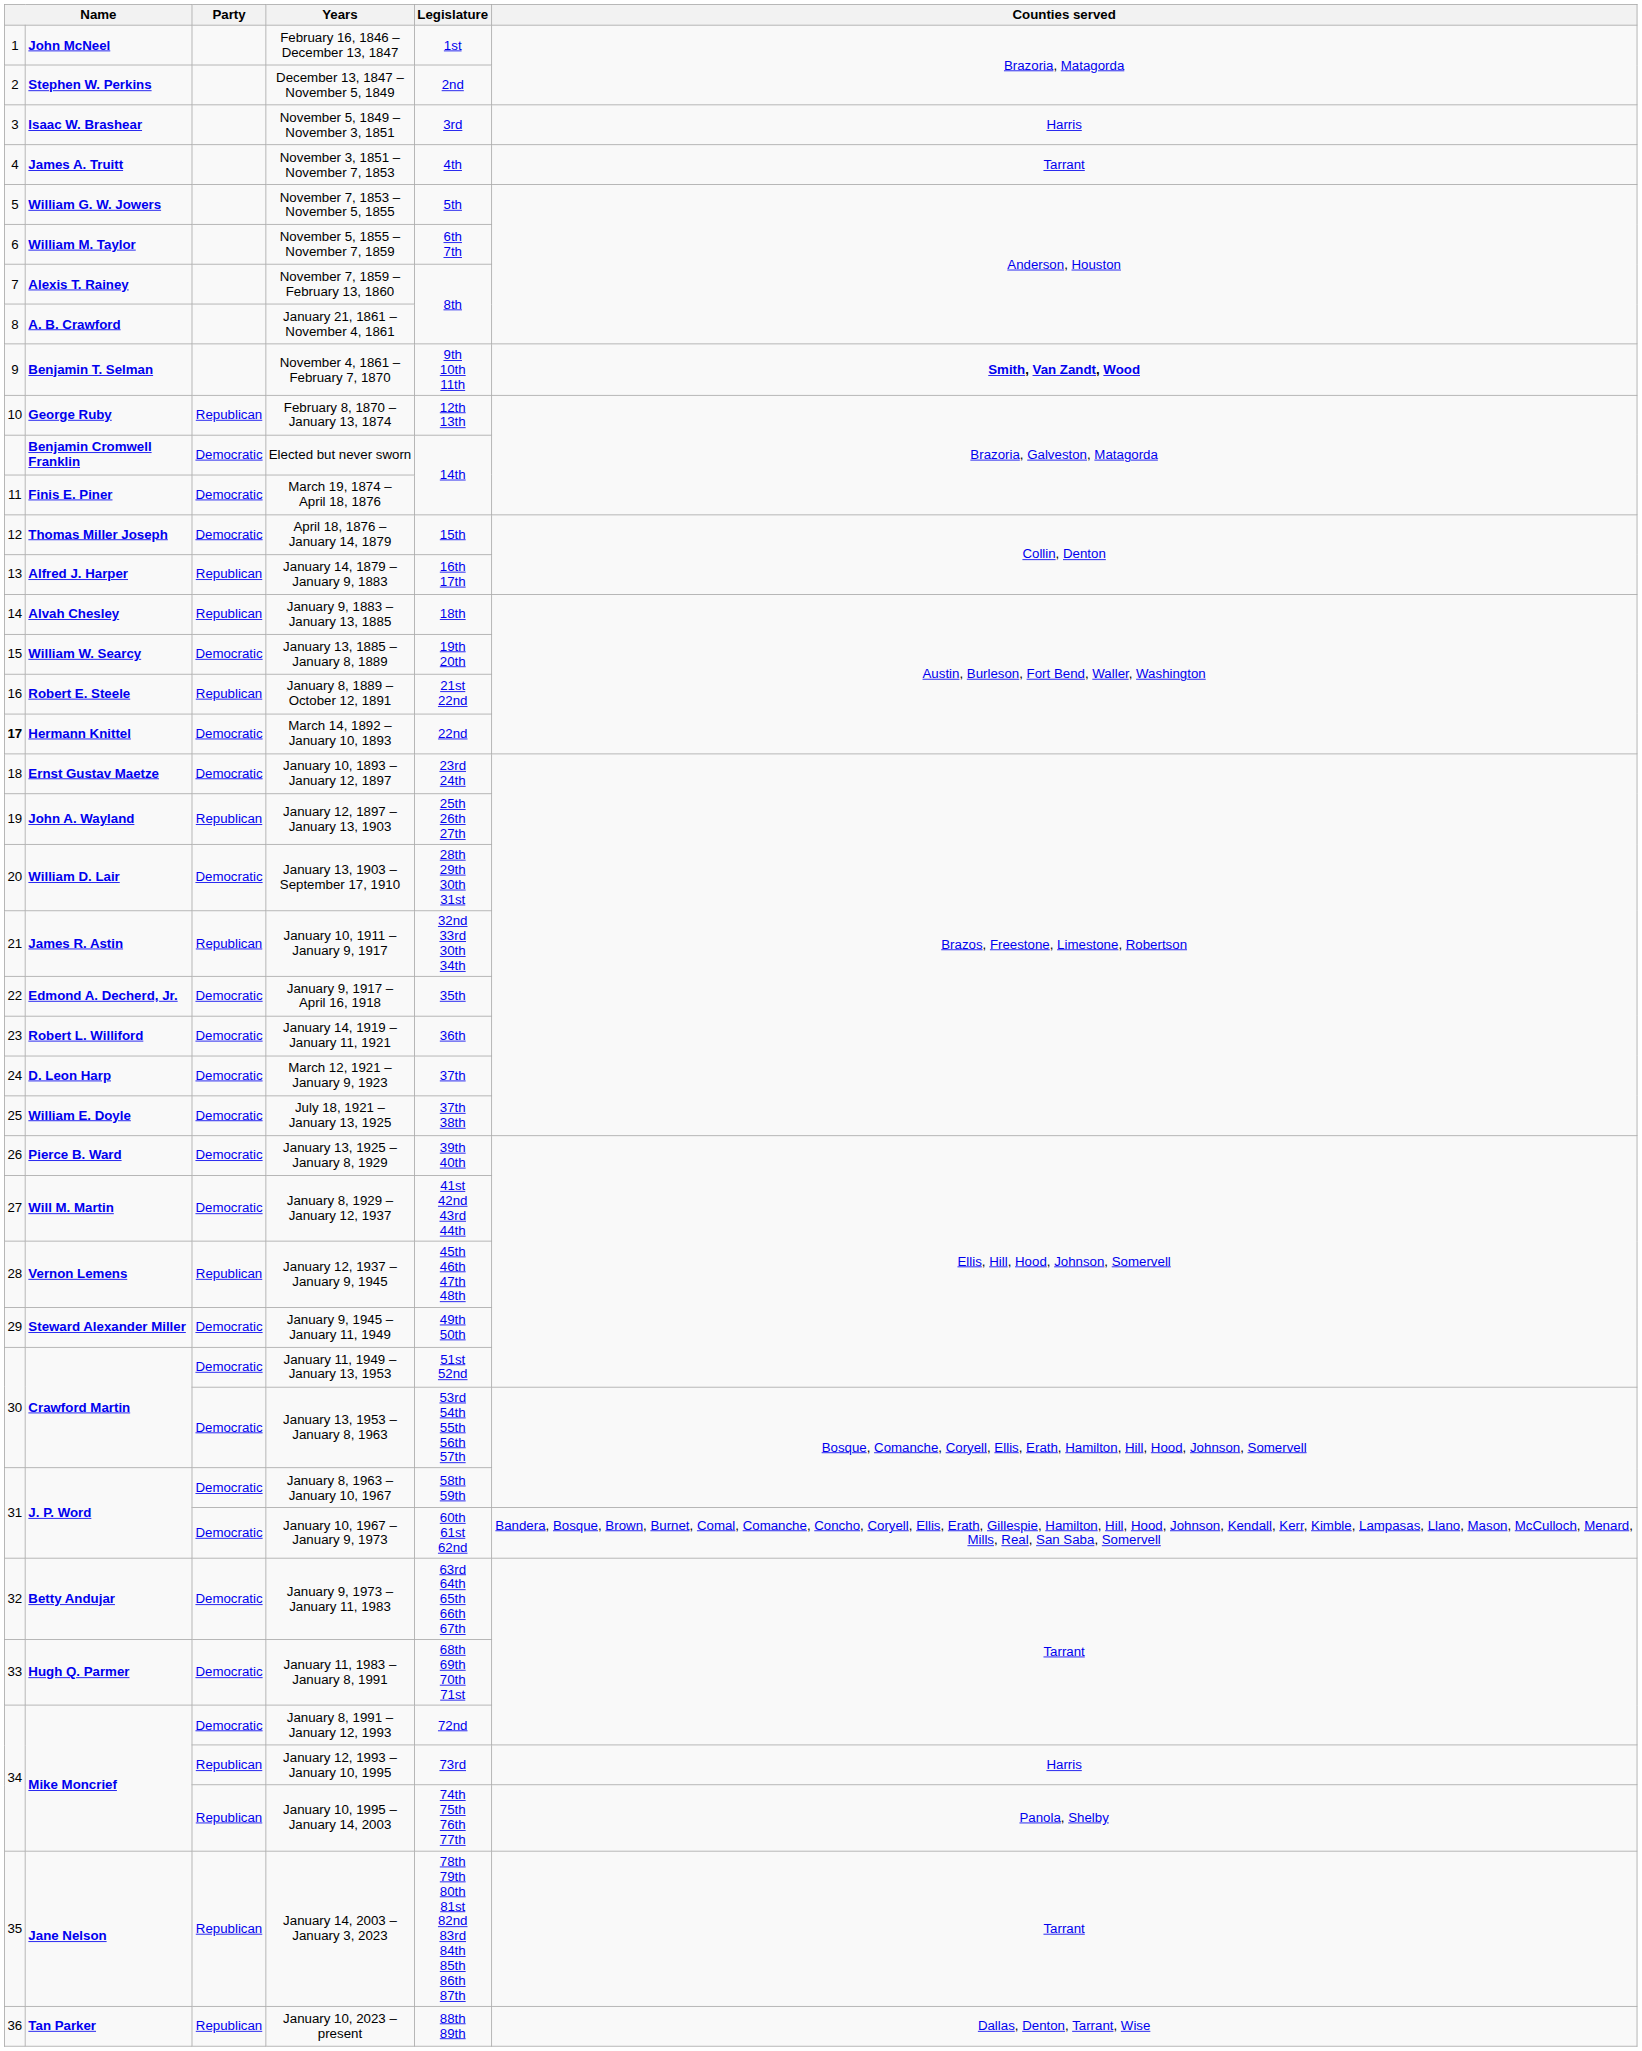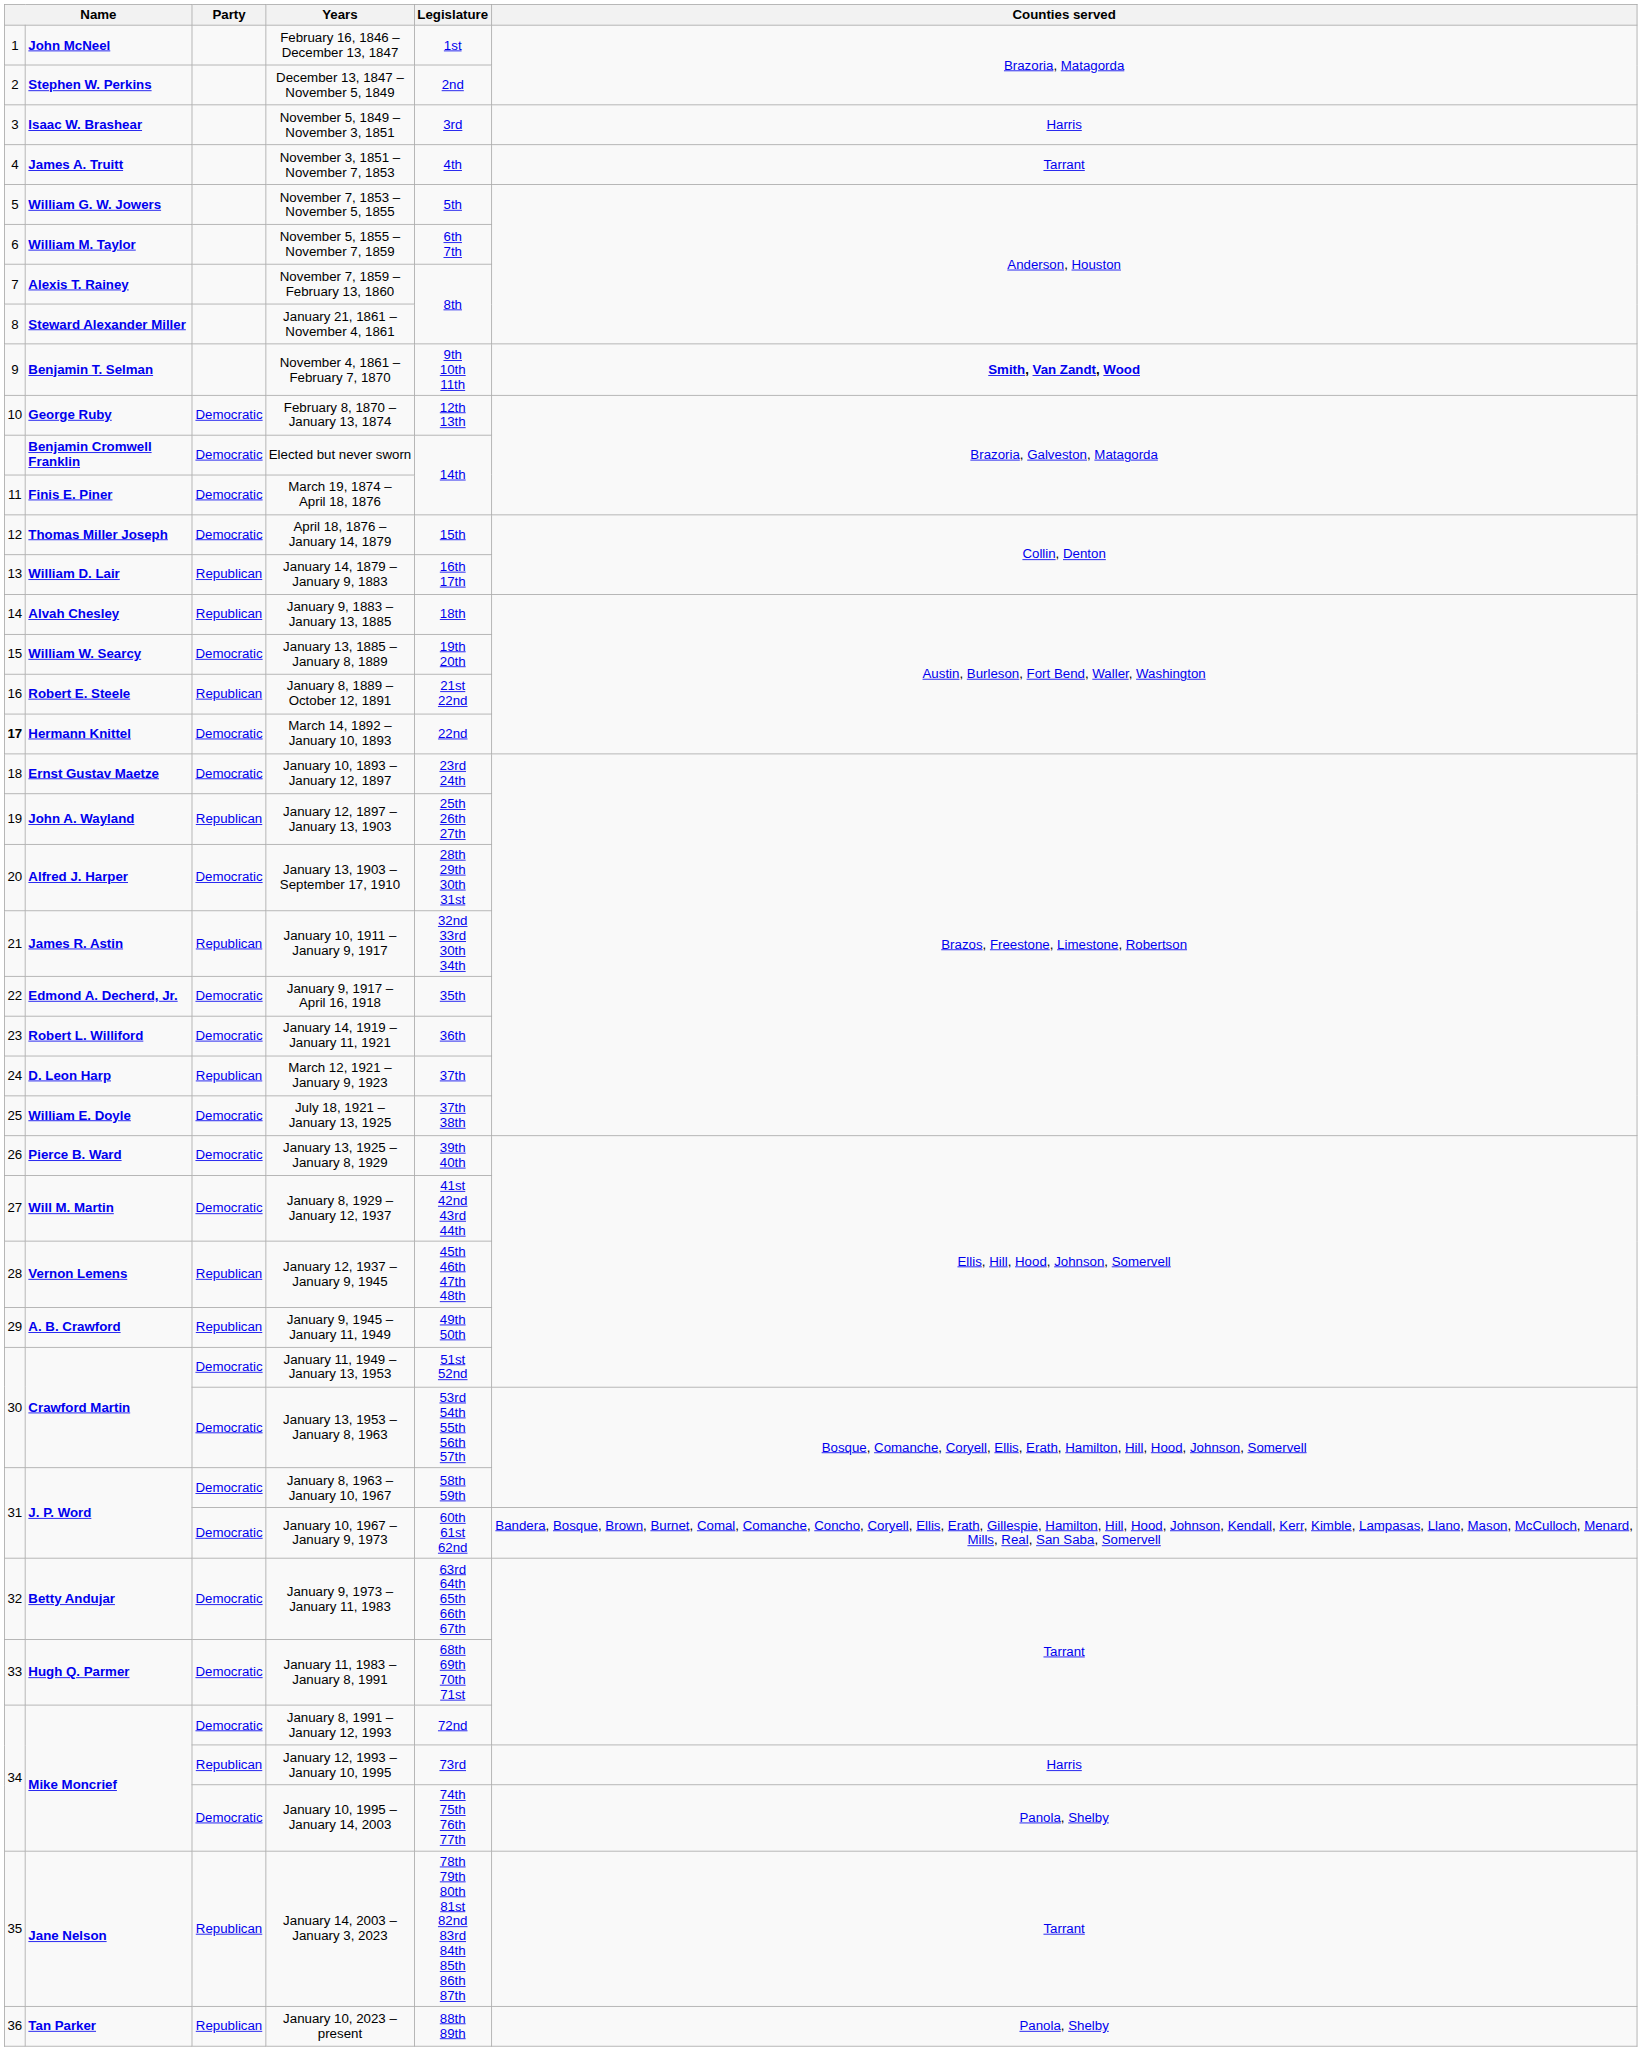(74, 324) A. B. Crawford -> (107, 324) Steward Alexander Miller
(229, 415) Republican -> (229, 415) Democratic
(78, 574) Alfred J. Harper -> (74, 574) William D. Lair
(74, 877) William D. Lair -> (78, 877) Alfred J. Harper
(229, 1075) Democratic -> (229, 1075) Republican
(107, 1327) Steward Alexander Miller -> (74, 1327) A. B. Crawford
(229, 1327) Democratic -> (229, 1327) Republican
(229, 1817) Republican -> (229, 1817) Democratic
(1064, 2026) Dallas, Denton, Tarrant, Wise -> (1064, 2026) Panola, Shelby
